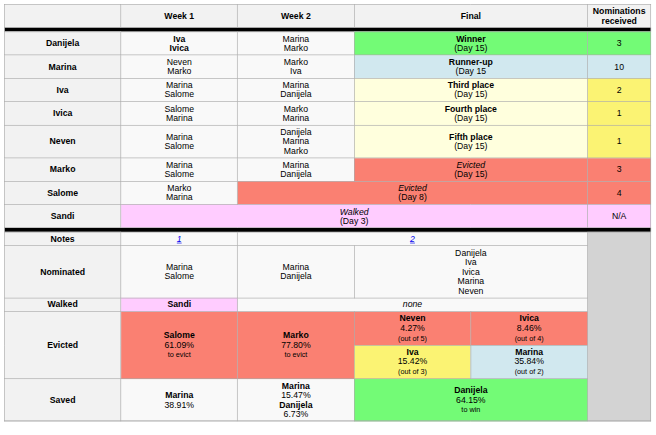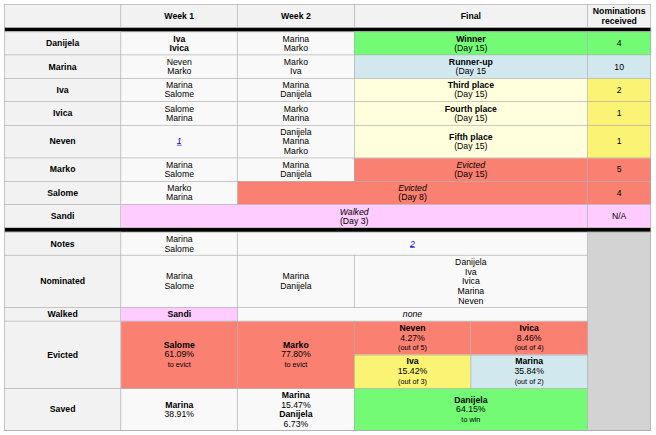(619, 43) 3 -> (619, 43) 4
(179, 141) Marina Salome -> (179, 141) 1
(619, 169) 3 -> (619, 169) 5
(179, 238) 1 -> (179, 243) Marina Salome
